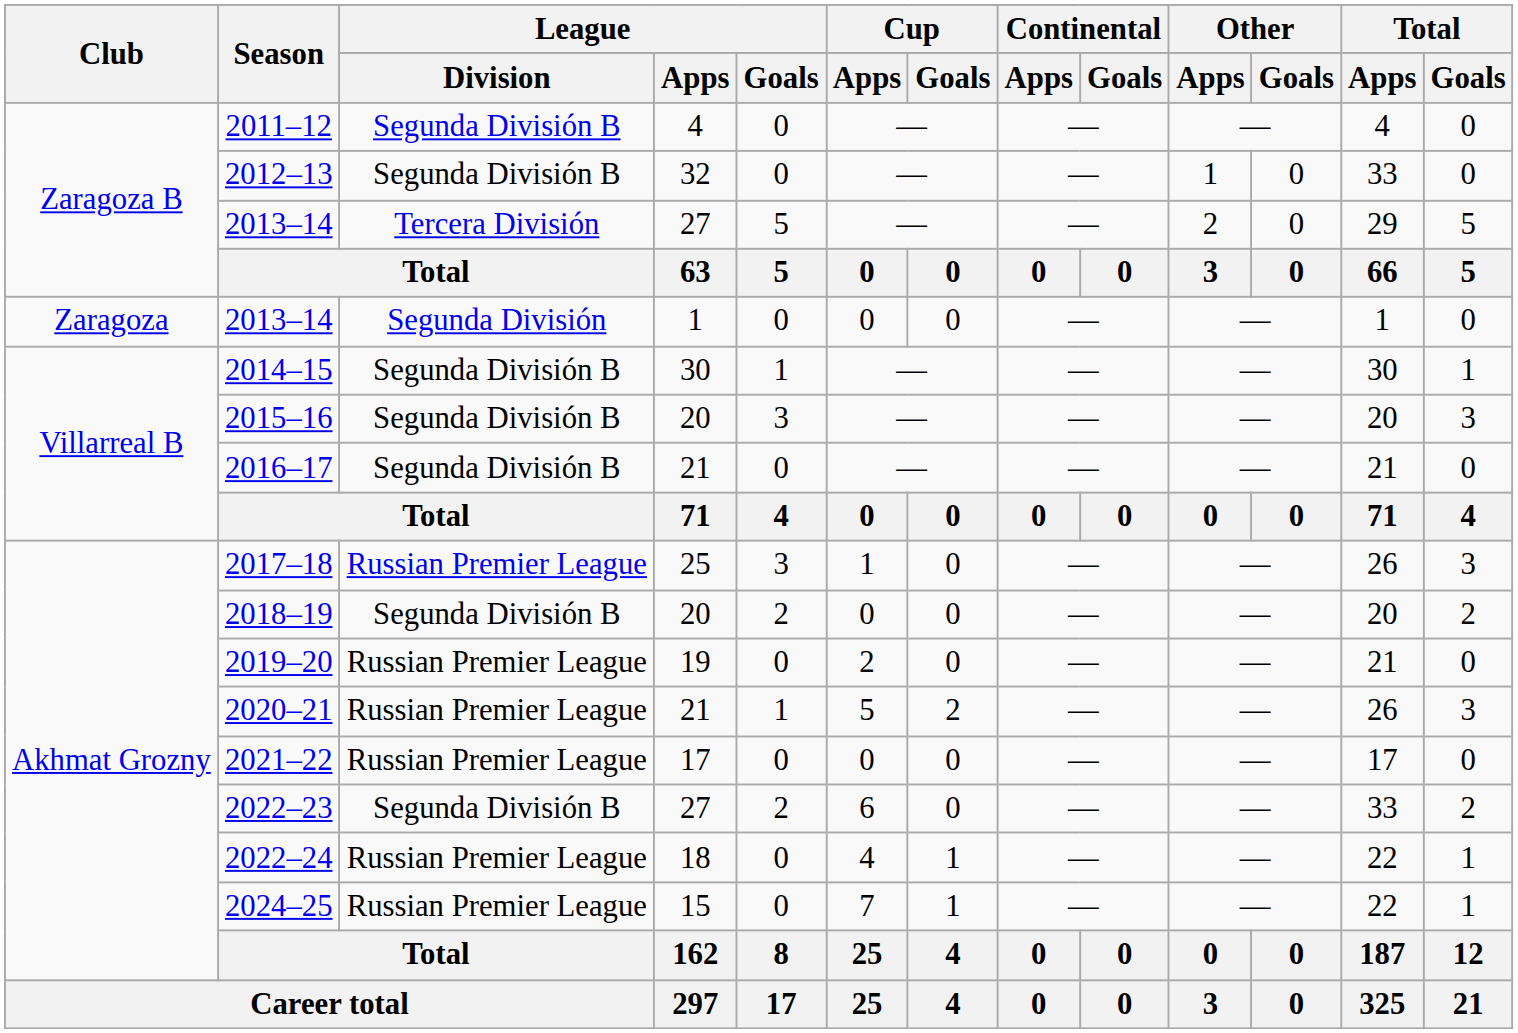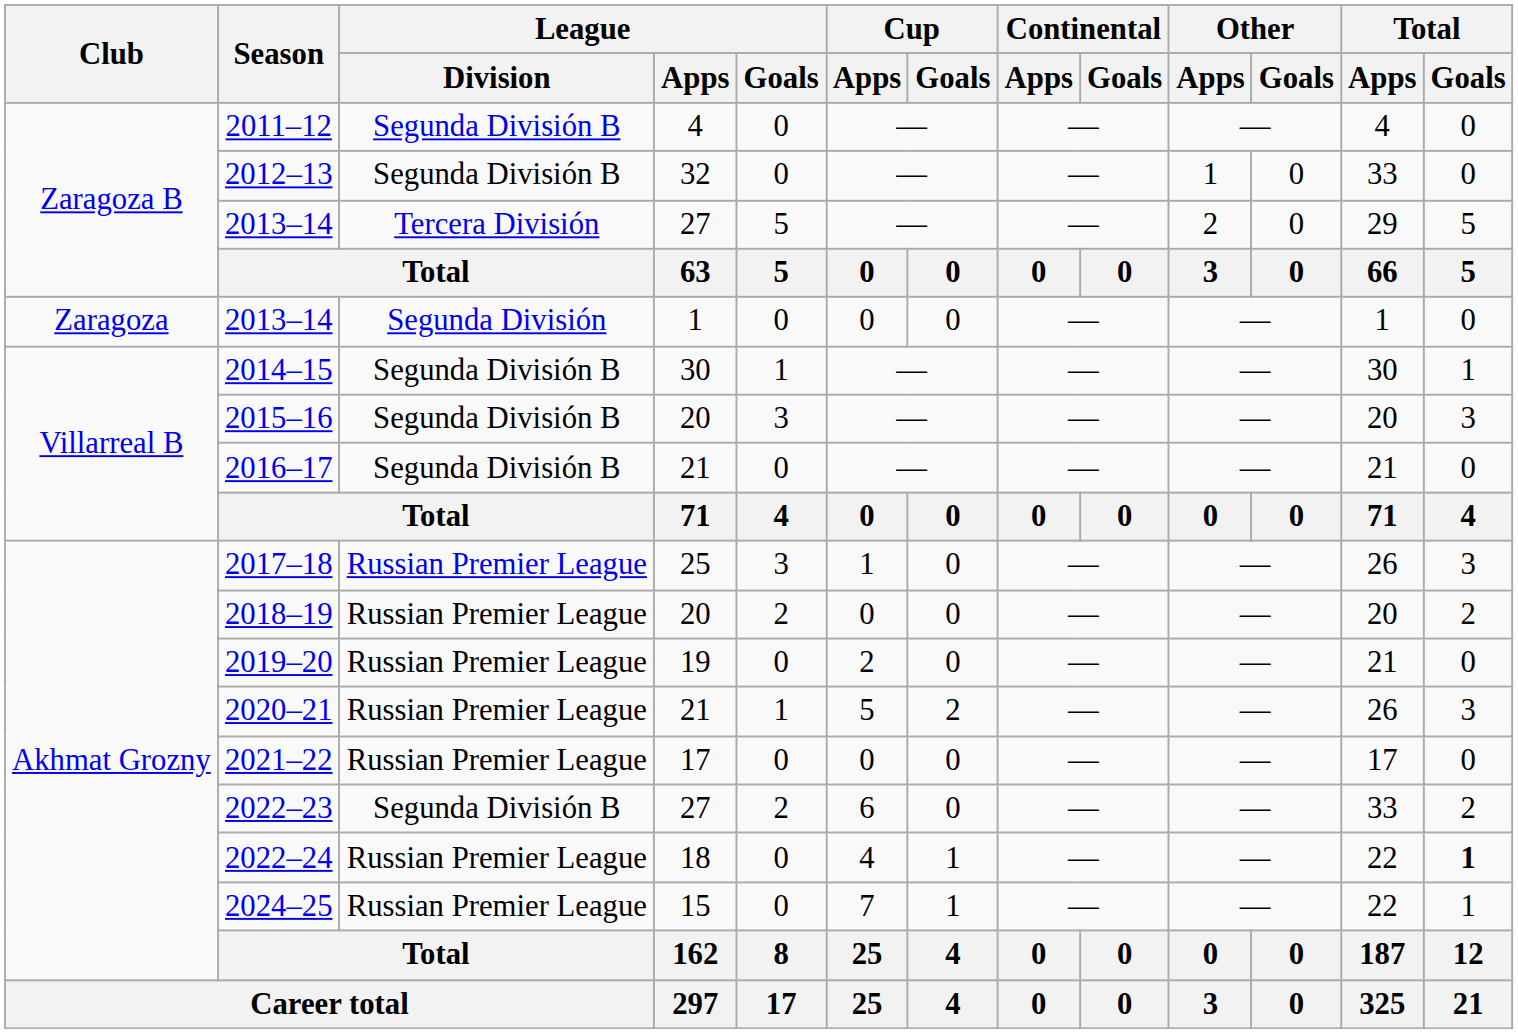(497, 613) Segunda División B -> (497, 613) Russian Premier League
(1468, 857) normal -> (1468, 857) bold
